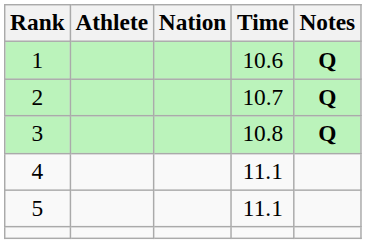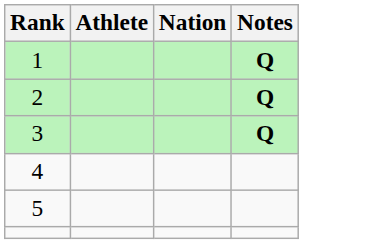- column: (263, 23)
